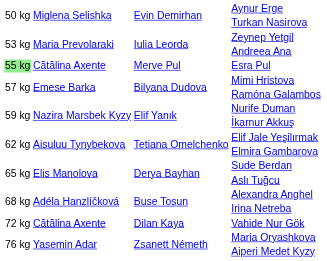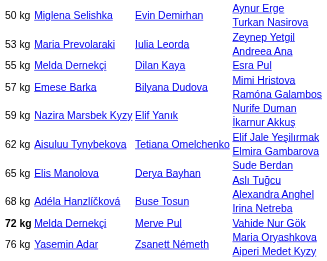(18, 66) lightgreen background -> (18, 66) no background
(69, 66) Cătălina Axente -> (70, 66) Melda Dernekçi
(157, 66) Merve Pul -> (160, 66) Dilan Kaya
(18, 223) normal -> (18, 223) bold
(69, 223) Cătălina Axente -> (70, 223) Melda Dernekçi
(159, 223) Dilan Kaya -> (158, 223) Merve Pul
